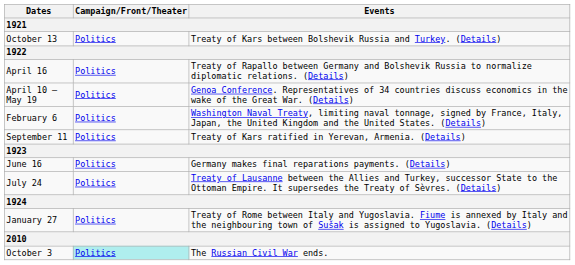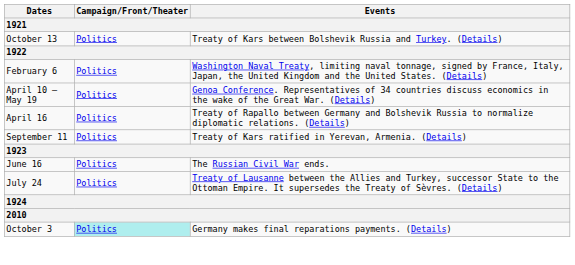rows swapped: (32, 118) <-> (27, 71)
(321, 164) Germany makes final reparations payments. (Details) -> (261, 164) The Russian Civil War ends.
- row: (32, 220)
(260, 253) The Russian Civil War ends. -> (322, 229) Germany makes final reparations payments. (Details)
